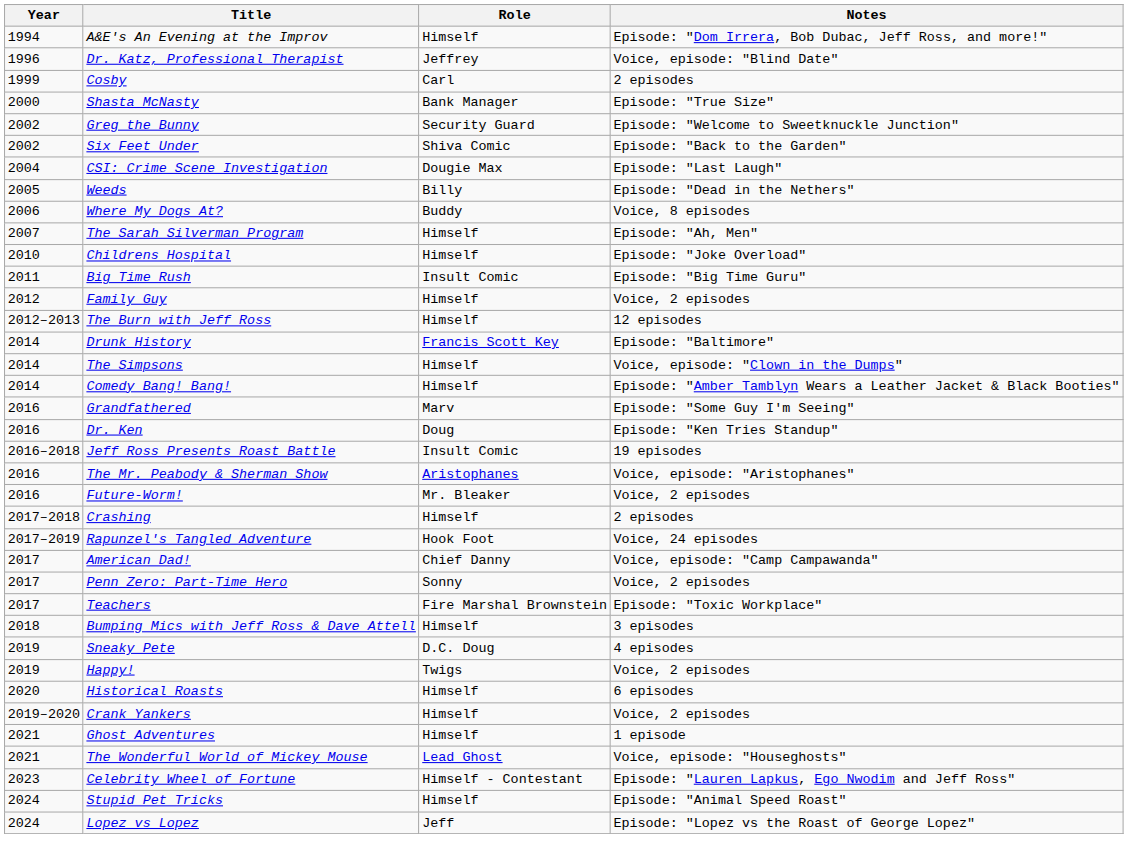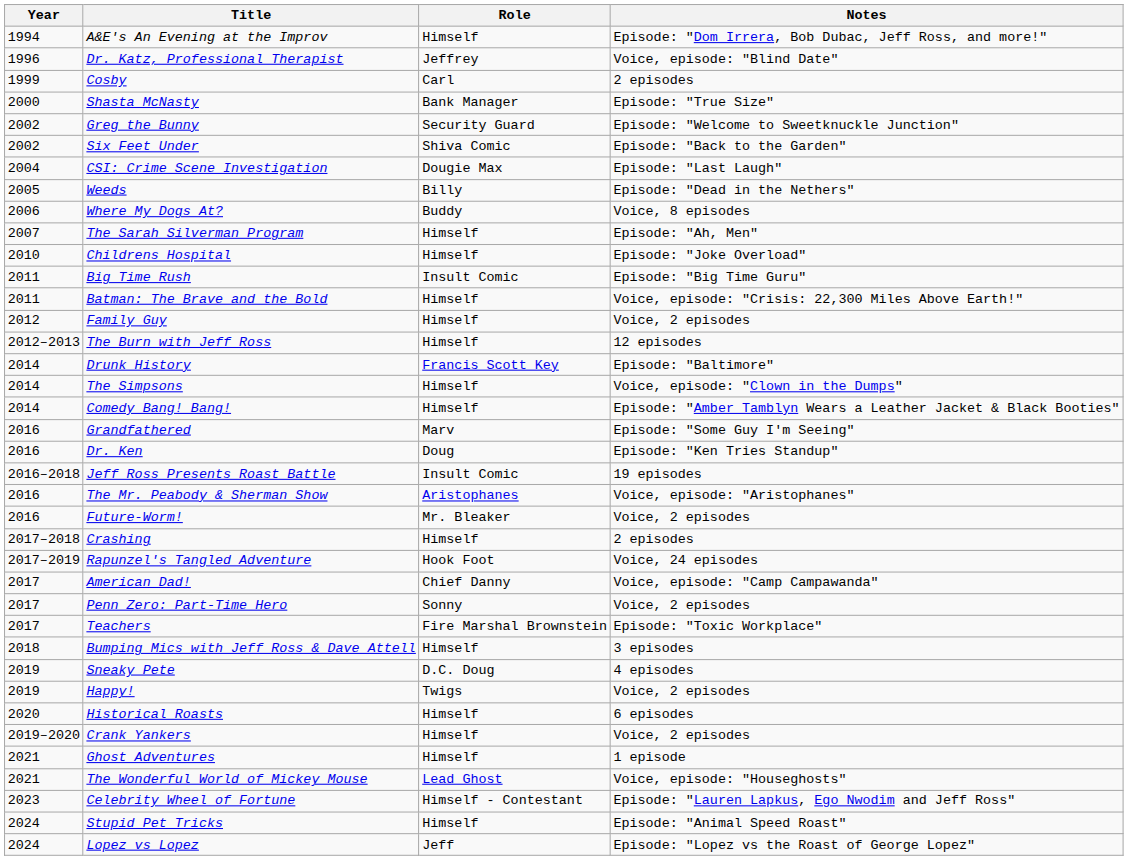+ row: (207, 299)
